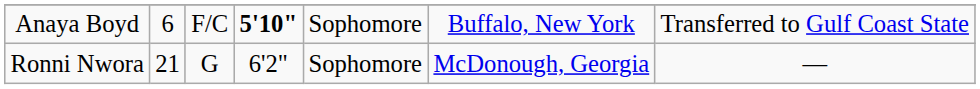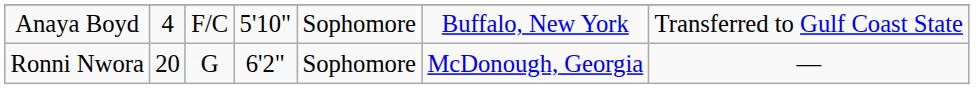(168, 24) 6 -> (168, 24) 4
(268, 24) bold -> (265, 24) normal
(168, 63) 21 -> (168, 63) 20
